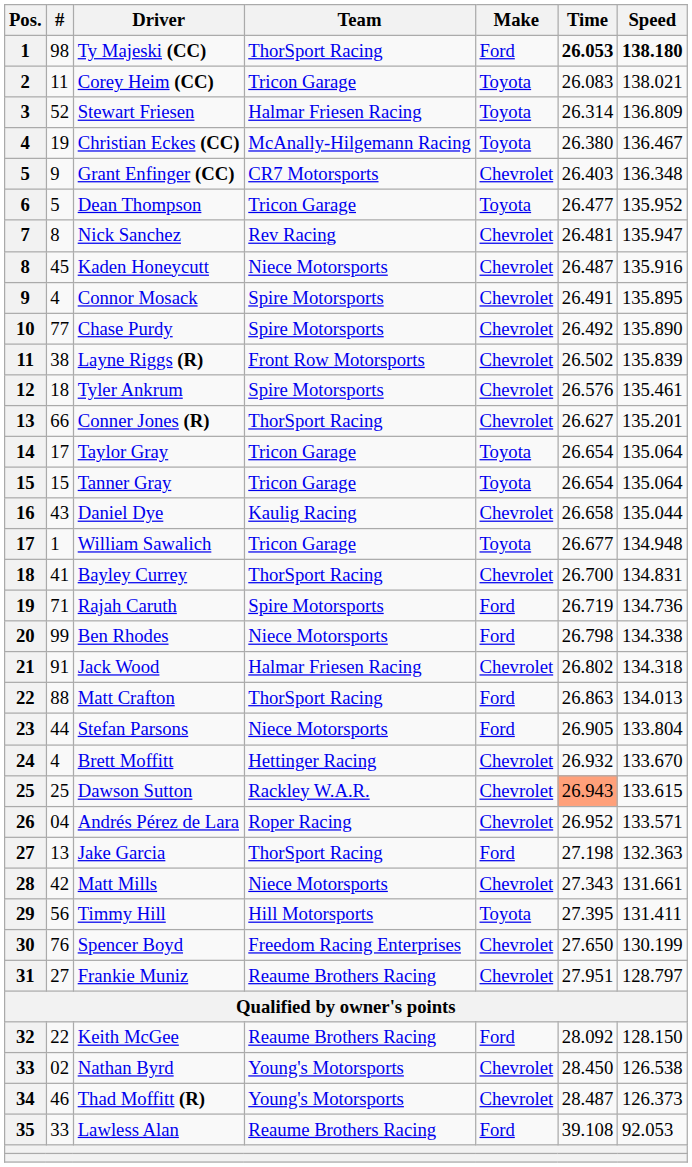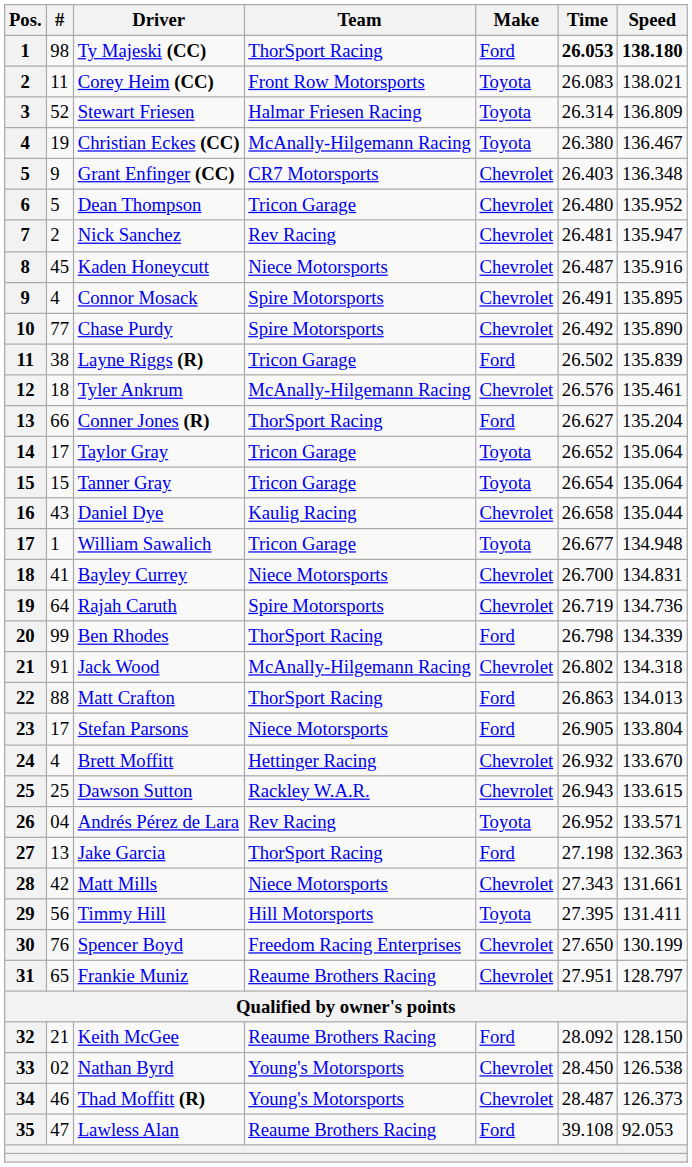(302, 81) Tricon Garage -> (336, 81) Front Row Motorsports
(505, 205) Toyota -> (516, 205) Chevrolet
(588, 205) 26.477 -> (588, 205) 26.480
(55, 235) 8 -> (55, 235) 2
(336, 359) Front Row Motorsports -> (302, 359) Tricon Garage
(516, 359) Chevrolet -> (497, 359) Ford
(316, 390) Spire Motorsports -> (360, 390) McAnally-Hilgemann Racing
(516, 420) Chevrolet -> (497, 420) Ford
(652, 420) 135.201 -> (652, 420) 135.204
(588, 451) 26.654 -> (588, 451) 26.652
(315, 574) ThorSport Racing -> (318, 574) Niece Motorsports
(60, 605) 71 -> (60, 605) 64
(497, 605) Ford -> (516, 605) Chevrolet
(318, 636) Niece Motorsports -> (315, 636) ThorSport Racing
(652, 636) 134.338 -> (652, 636) 134.339
(335, 667) Halmar Friesen Racing -> (360, 667) McAnally-Hilgemann Racing
(60, 729) 44 -> (60, 729) 17
(588, 790) lightsalmon background -> (588, 790) no background
(300, 821) Roper Racing -> (292, 821) Rev Racing
(516, 821) Chevrolet -> (505, 821) Toyota
(60, 975) 27 -> (60, 975) 65
(60, 1037) 22 -> (60, 1037) 21
(60, 1129) 33 -> (60, 1129) 47
